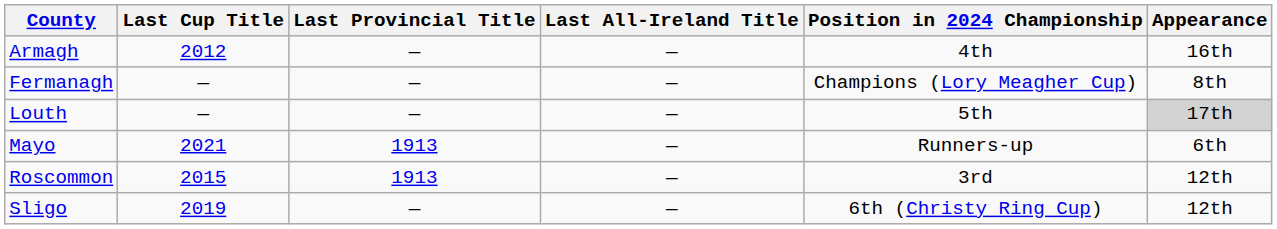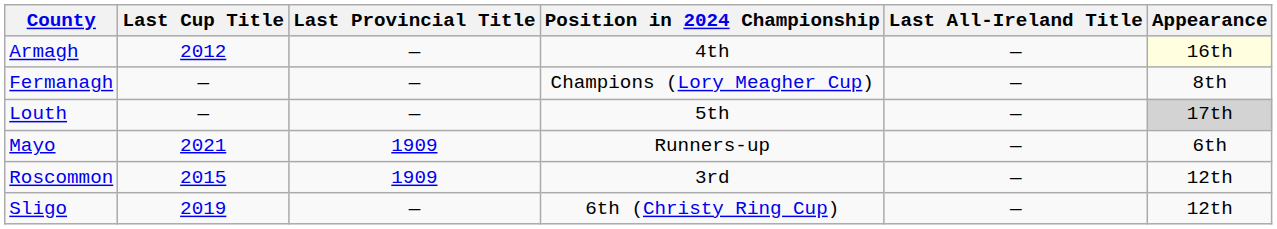columns swapped: (672, 20) <-> (975, 20)
(1210, 52) no background -> (1210, 52) lightyellow background
(414, 146) 1913 -> (414, 146) 1909
(414, 177) 1913 -> (414, 177) 1909
